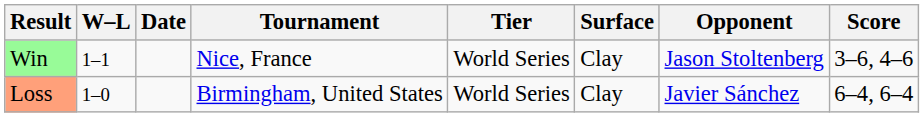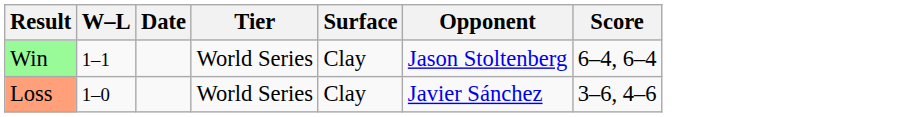- column: (320, 22)
(874, 58) 3–6, 4–6 -> (617, 58) 6–4, 6–4
(874, 93) 6–4, 6–4 -> (617, 93) 3–6, 4–6
